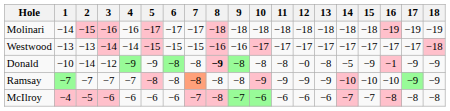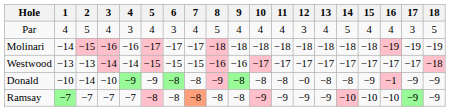+ row: (29, 30)
(109, 64) −12 -> (109, 81) −10
(217, 64) bold -> (217, 81) normal
(347, 64) −5 -> (347, 81) −8
- row: (24, 98)
